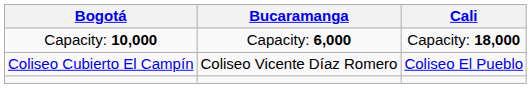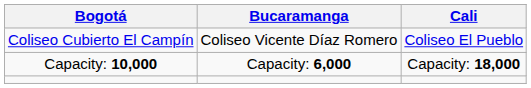rows swapped: (101, 64) <-> (101, 40)
